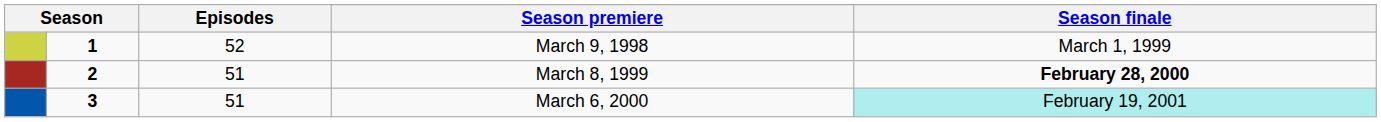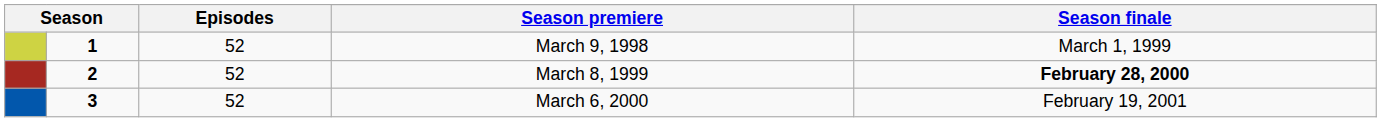(235, 74) 51 -> (235, 74) 52
(235, 102) 51 -> (235, 102) 52
(1115, 102) paleturquoise background -> (1115, 102) no background
